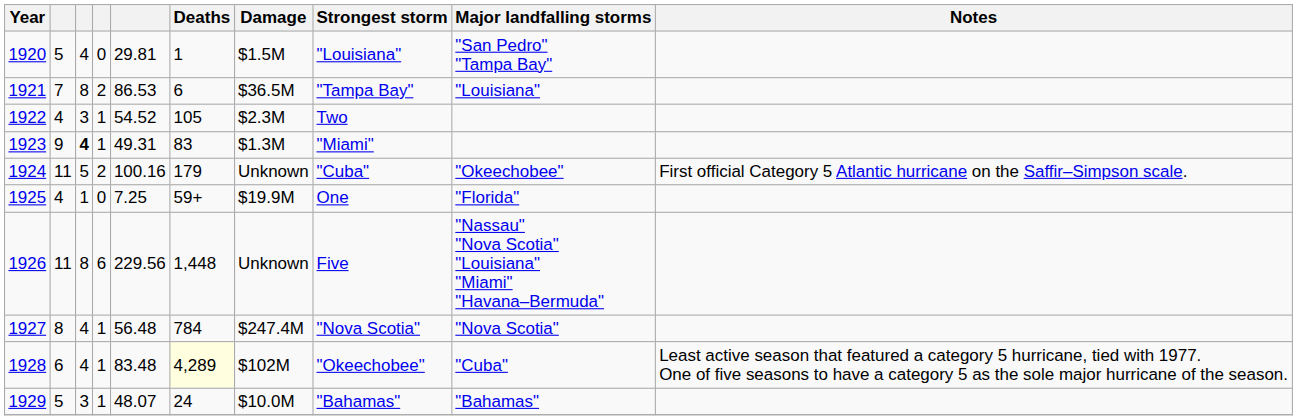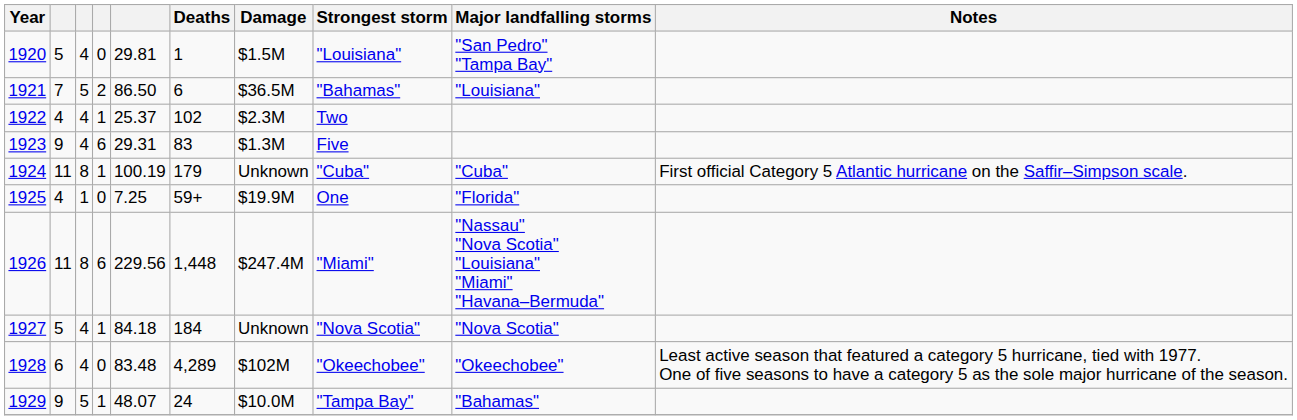(84, 90) 8 -> (84, 90) 5
(135, 90) 86.53 -> (135, 90) 86.50
(365, 90) "Tampa Bay" -> (358, 90) "Bahamas"
(84, 117) 3 -> (84, 117) 4
(135, 117) 54.52 -> (135, 117) 25.37
(188, 117) 105 -> (188, 117) 102
(84, 144) bold -> (84, 144) normal
(101, 144) 1 -> (101, 144) 6
(135, 144) 49.31 -> (135, 144) 29.31
(345, 144) "Miami" -> (333, 144) Five
(84, 171) 5 -> (84, 171) 8
(101, 171) 2 -> (101, 171) 1
(140, 171) 100.16 -> (140, 171) 100.19
(509, 171) "Okeechobee" -> (482, 171) "Cuba"
(273, 263) Unknown -> (271, 263) $247.4M
(333, 263) Five -> (345, 263) "Miami"
(59, 328) 8 -> (59, 328) 5
(135, 328) 56.48 -> (135, 328) 84.18
(188, 328) 784 -> (188, 328) 184
(271, 328) $247.4M -> (273, 328) Unknown
(101, 364) 1 -> (101, 364) 0
(195, 364) lightyellow background -> (195, 364) no background
(482, 364) "Cuba" -> (509, 364) "Okeechobee"
(59, 401) 5 -> (59, 401) 9
(84, 401) 3 -> (84, 401) 5
(358, 401) "Bahamas" -> (365, 401) "Tampa Bay"
